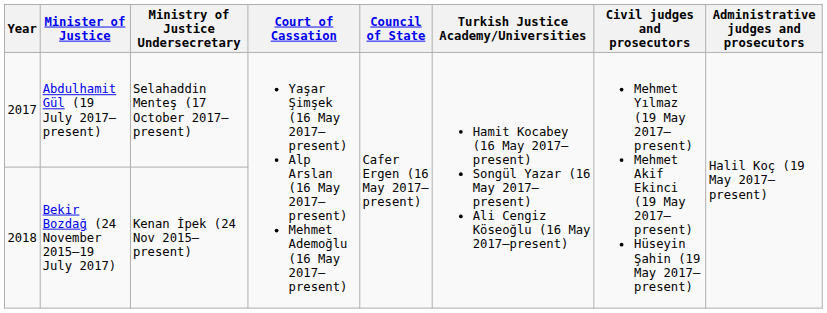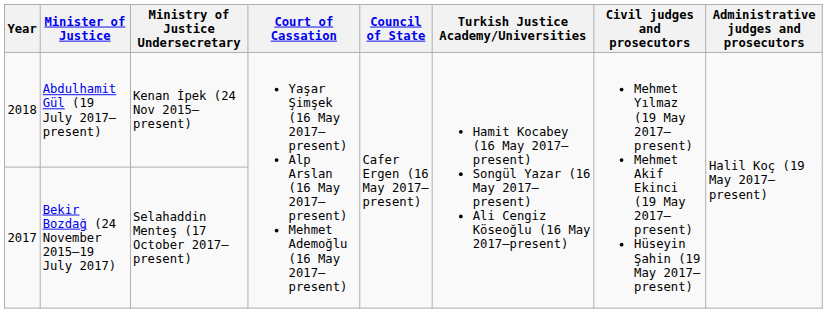(22, 110) 2017 -> (22, 110) 2018
(181, 110) Selahaddin Menteş (17 October 2017–present) -> (184, 110) Kenan İpek (24 Nov 2015–present)
(22, 238) 2018 -> (22, 238) 2017
(184, 238) Kenan İpek (24 Nov 2015–present) -> (181, 238) Selahaddin Menteş (17 October 2017–present)
